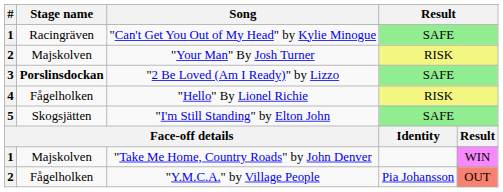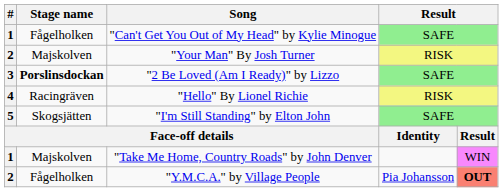(62, 34) Racingräven -> (62, 34) Fågelholken
(62, 95) Fågelholken -> (62, 95) Racingräven
(478, 177) normal -> (478, 177) bold
